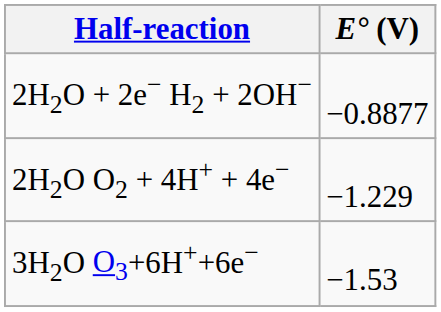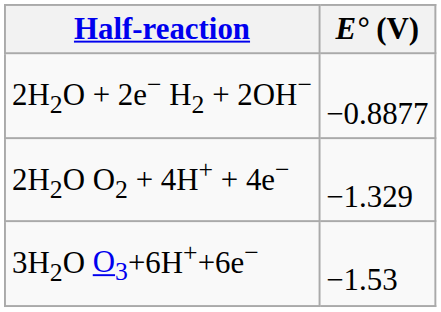(370, 196) −1.229 -> (370, 196) −1.329
